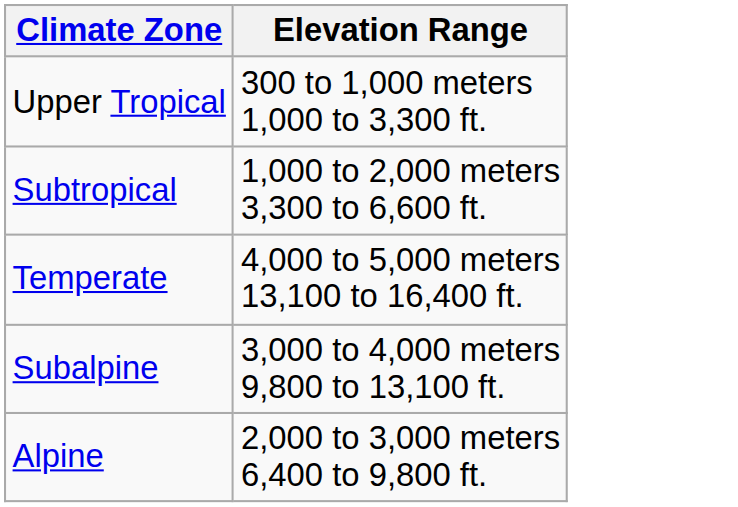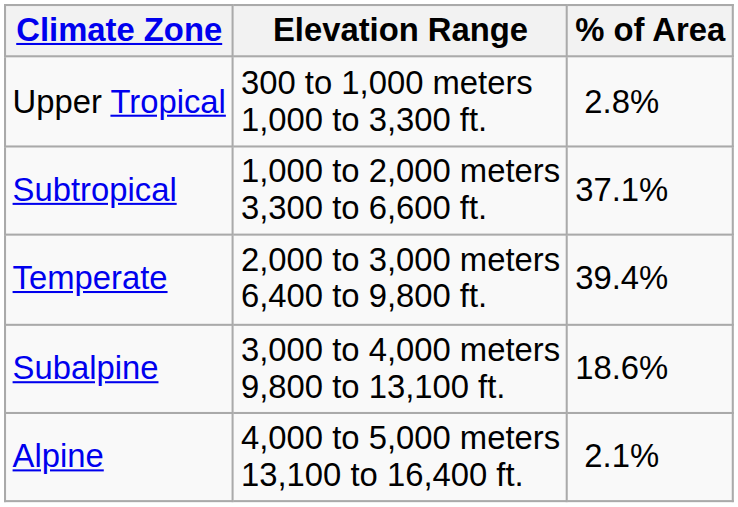+ column: (650, 30)
(401, 278) 4,000 to 5,000 meters 13,100 to 16,400 ft. -> (401, 278) 2,000 to 3,000 meters 6,400 to 9,800 ft.
(401, 456) 2,000 to 3,000 meters 6,400 to 9,800 ft. -> (401, 456) 4,000 to 5,000 meters 13,100 to 16,400 ft.
